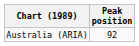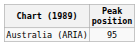(112, 35) 92 -> (112, 35) 95
